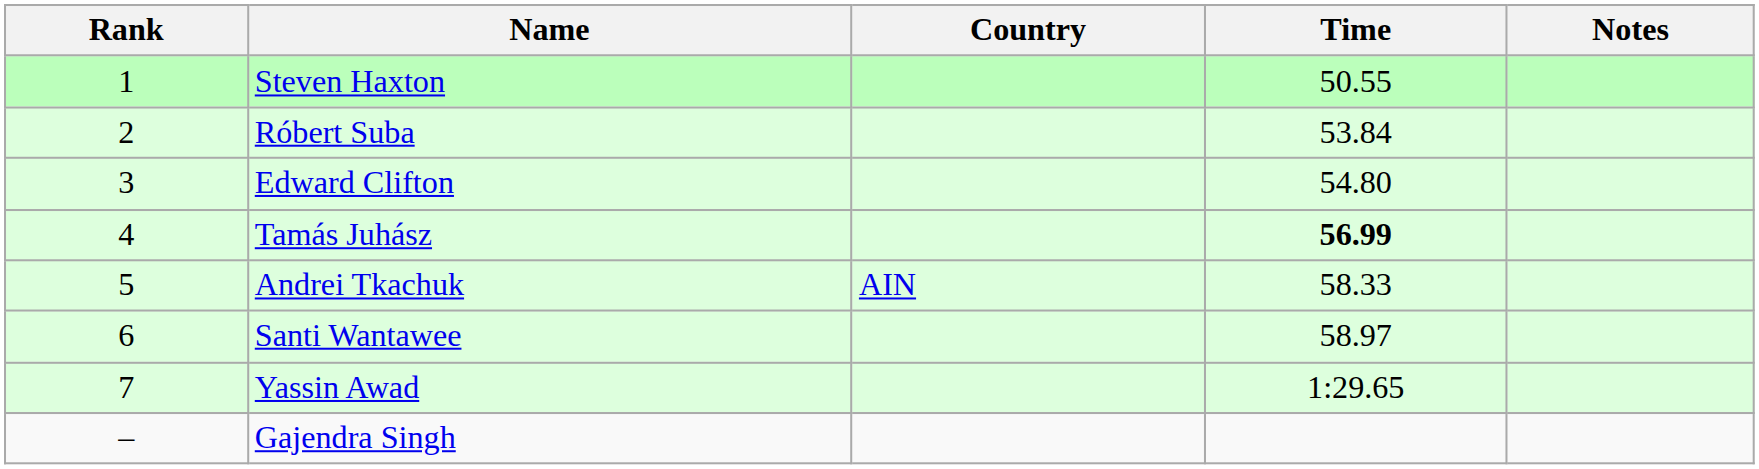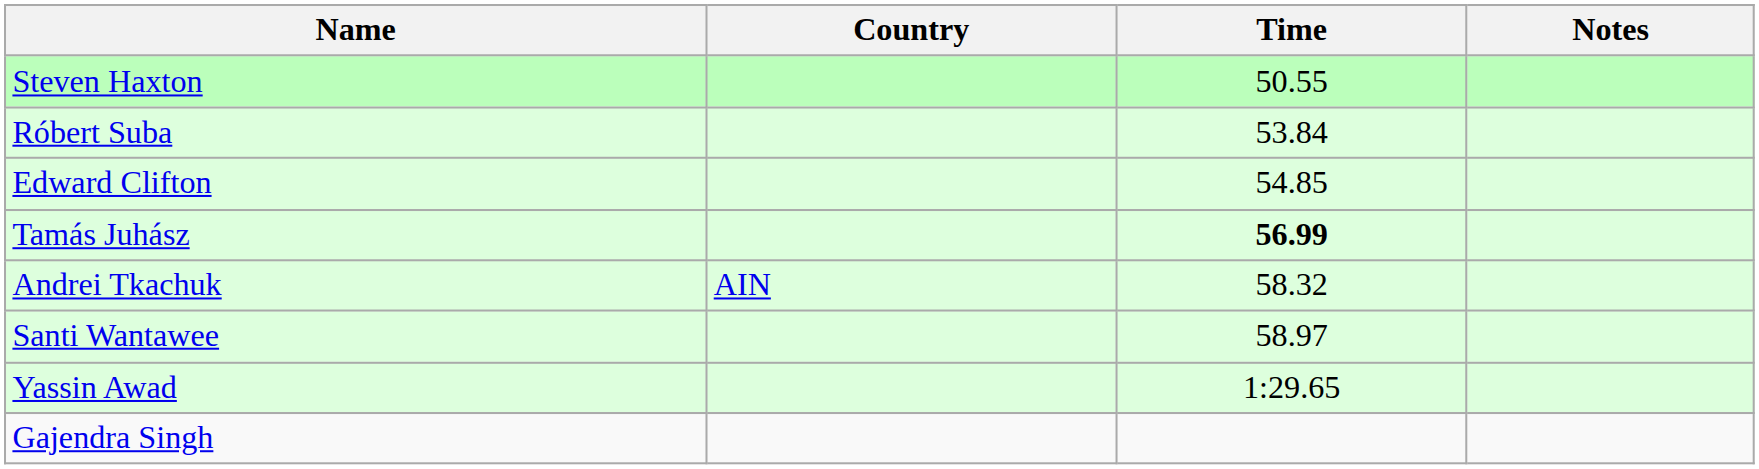- column: (126, 30)
(1356, 183) 54.80 -> (1292, 183) 54.85
(1356, 285) 58.33 -> (1292, 285) 58.32
